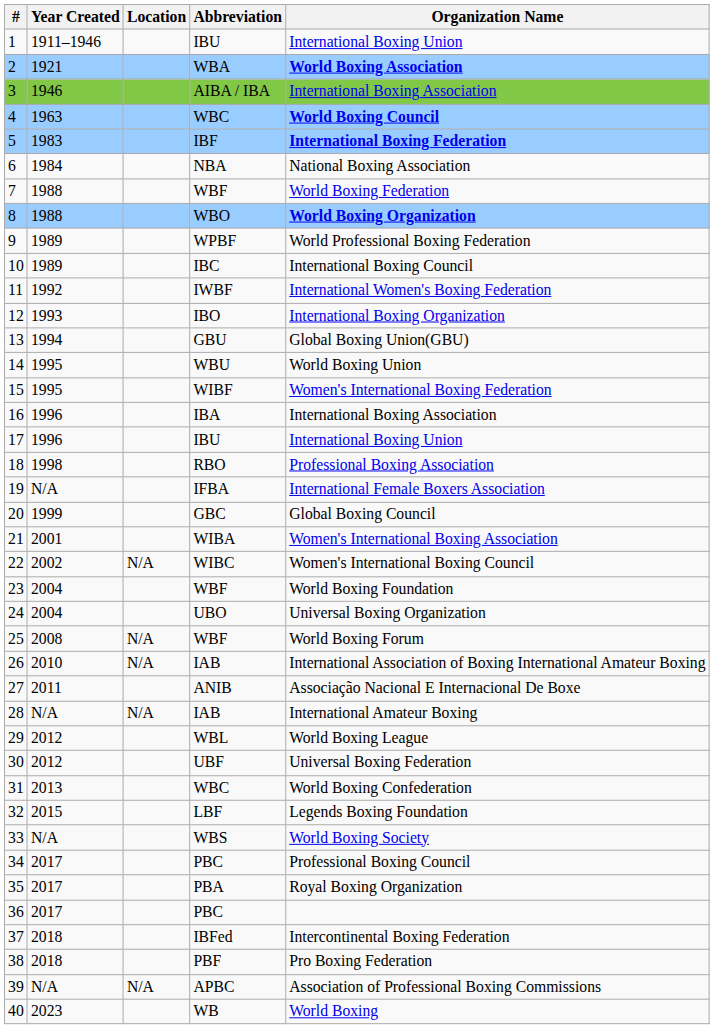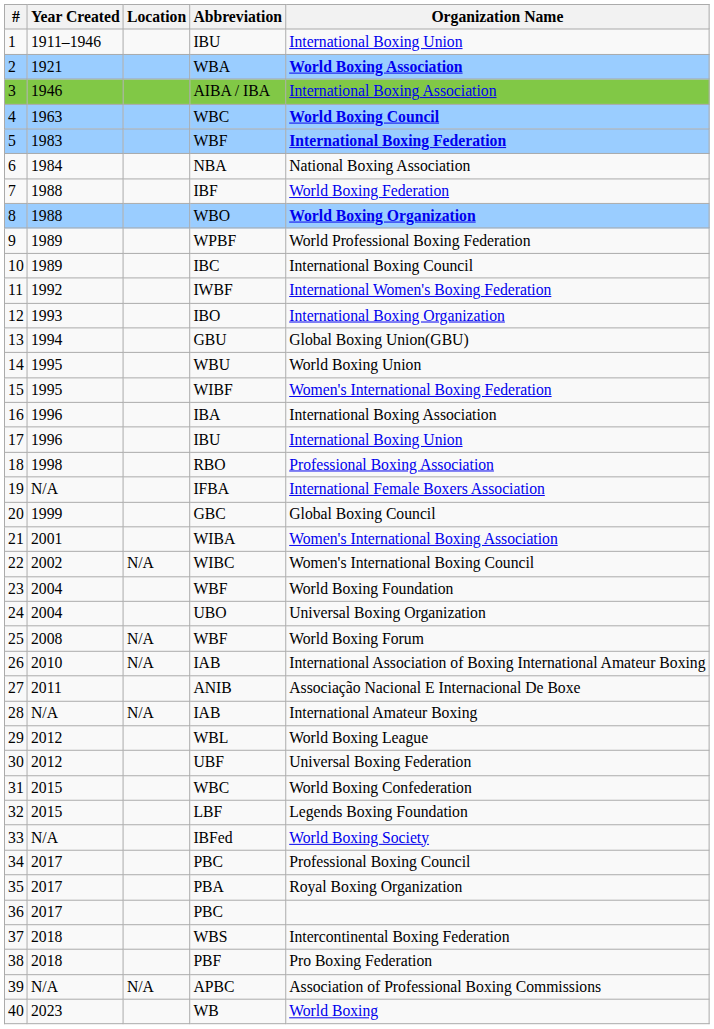(206, 141) IBF -> (210, 141) WBF
(210, 191) WBF -> (206, 191) IBF
(47, 787) 2013 -> (47, 787) 2015
(210, 837) WBS -> (213, 837) IBFed
(213, 937) IBFed -> (210, 937) WBS
